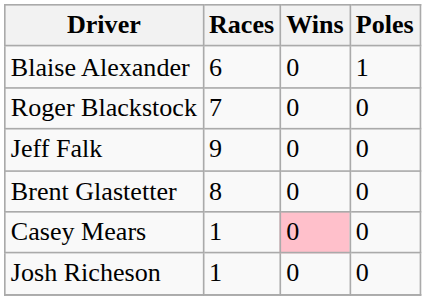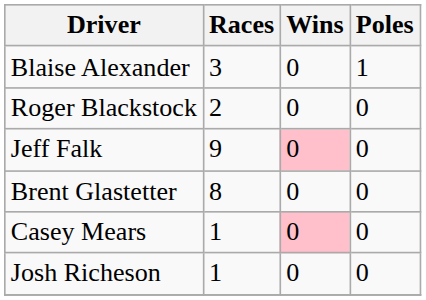(216, 66) 6 -> (216, 66) 3
(216, 107) 7 -> (216, 107) 2
(293, 149) no background -> (293, 149) pink background
